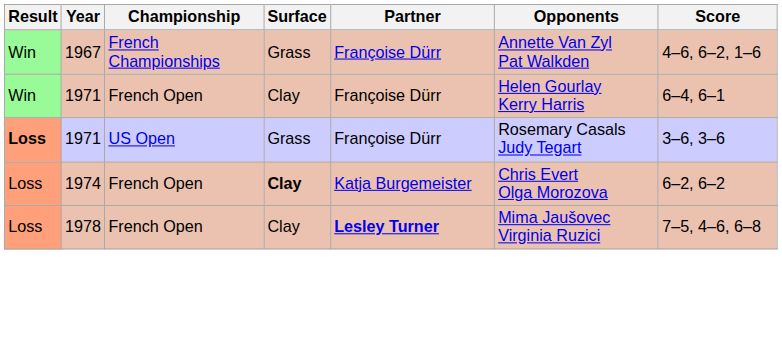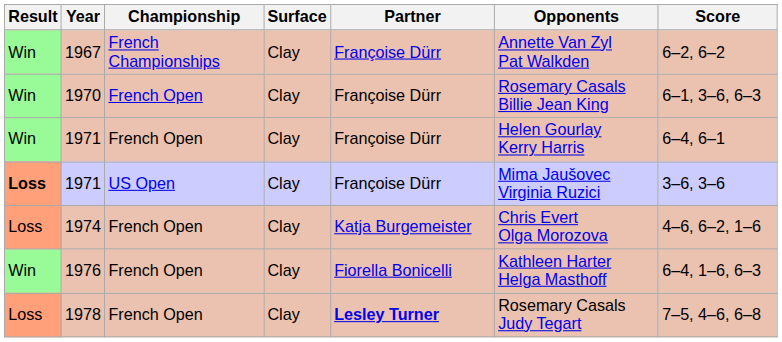(289, 52) Grass -> (284, 52) Clay
(712, 52) 4–6, 6–2, 1–6 -> (694, 52) 6–2, 6–2
+ row: (83, 95)
(289, 139) Grass -> (284, 183) Clay
(562, 139) Rosemary Casals Judy Tegart -> (554, 183) Mima Jaušovec Virginia Ruzici
(284, 183) bold -> (284, 227) normal
(694, 183) 6–2, 6–2 -> (712, 227) 4–6, 6–2, 1–6
+ row: (83, 271)
(554, 227) Mima Jaušovec Virginia Ruzici -> (562, 314) Rosemary Casals Judy Tegart
